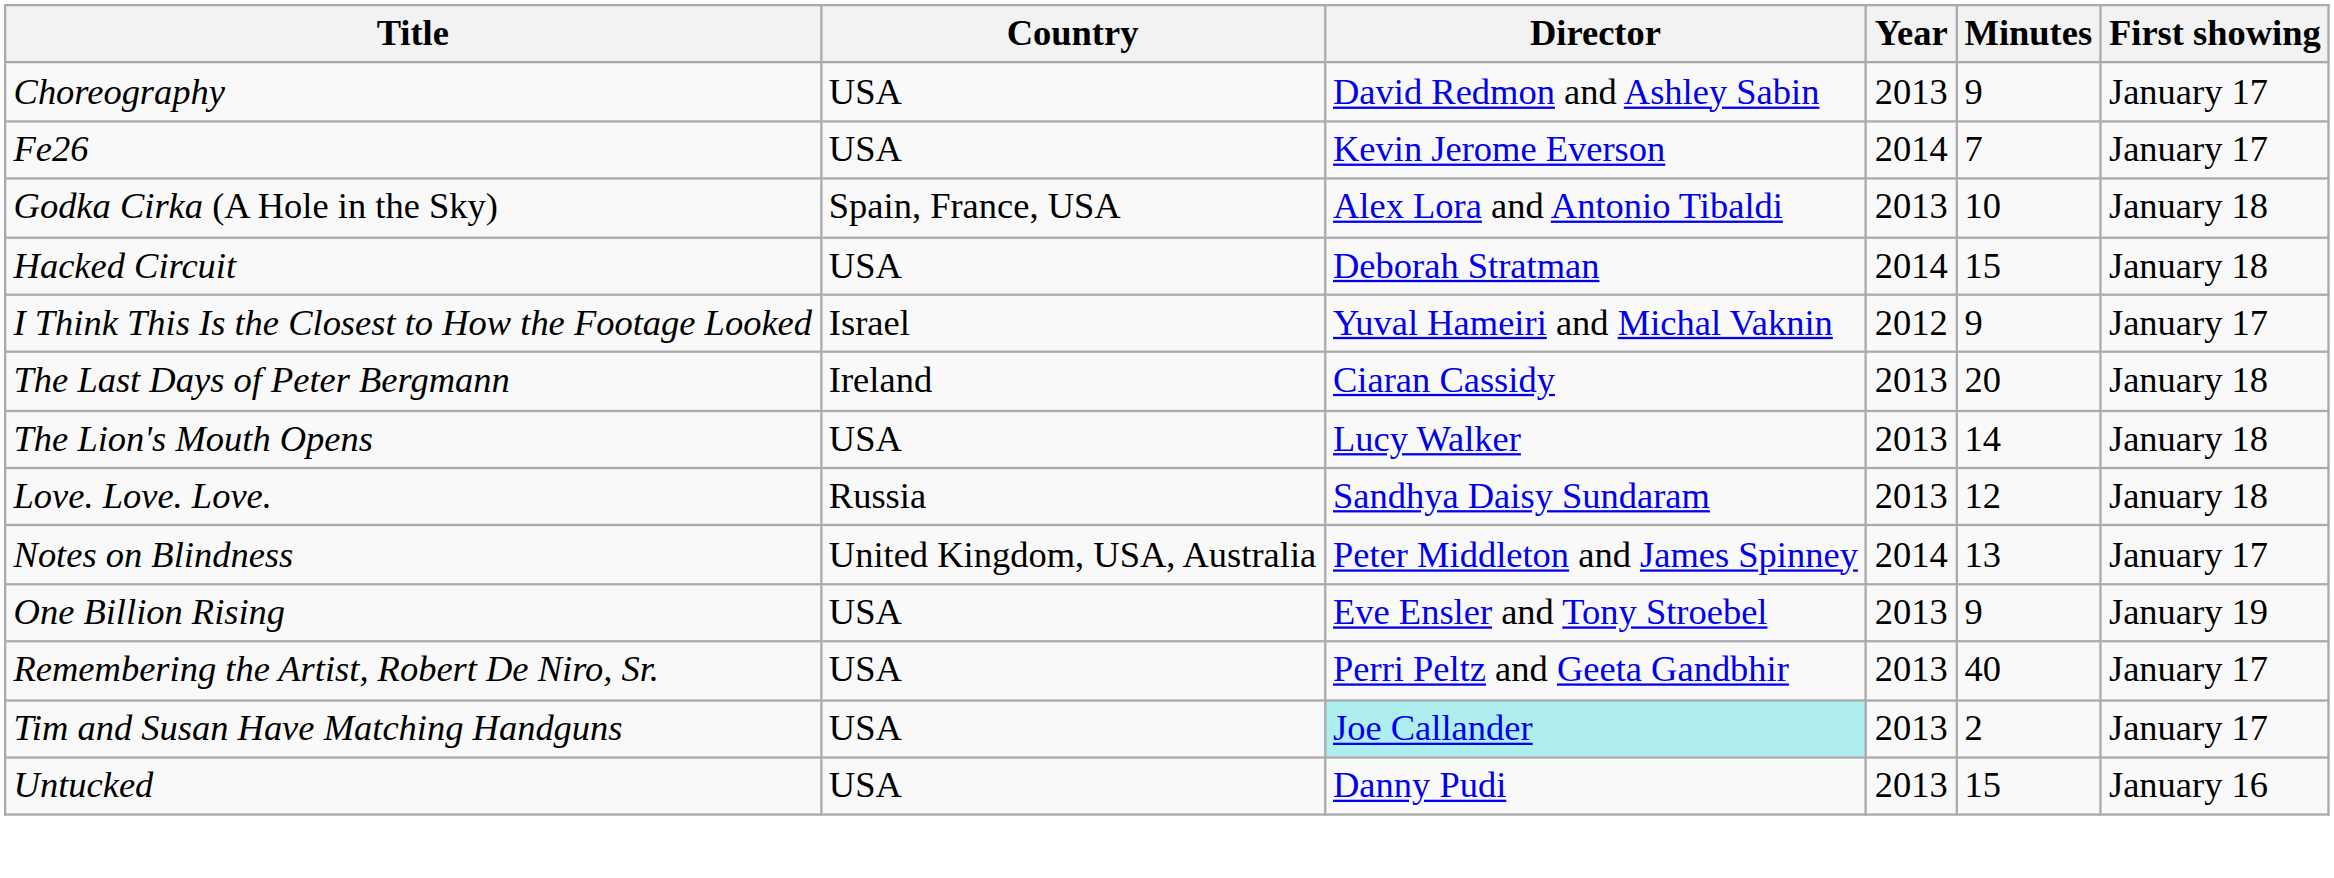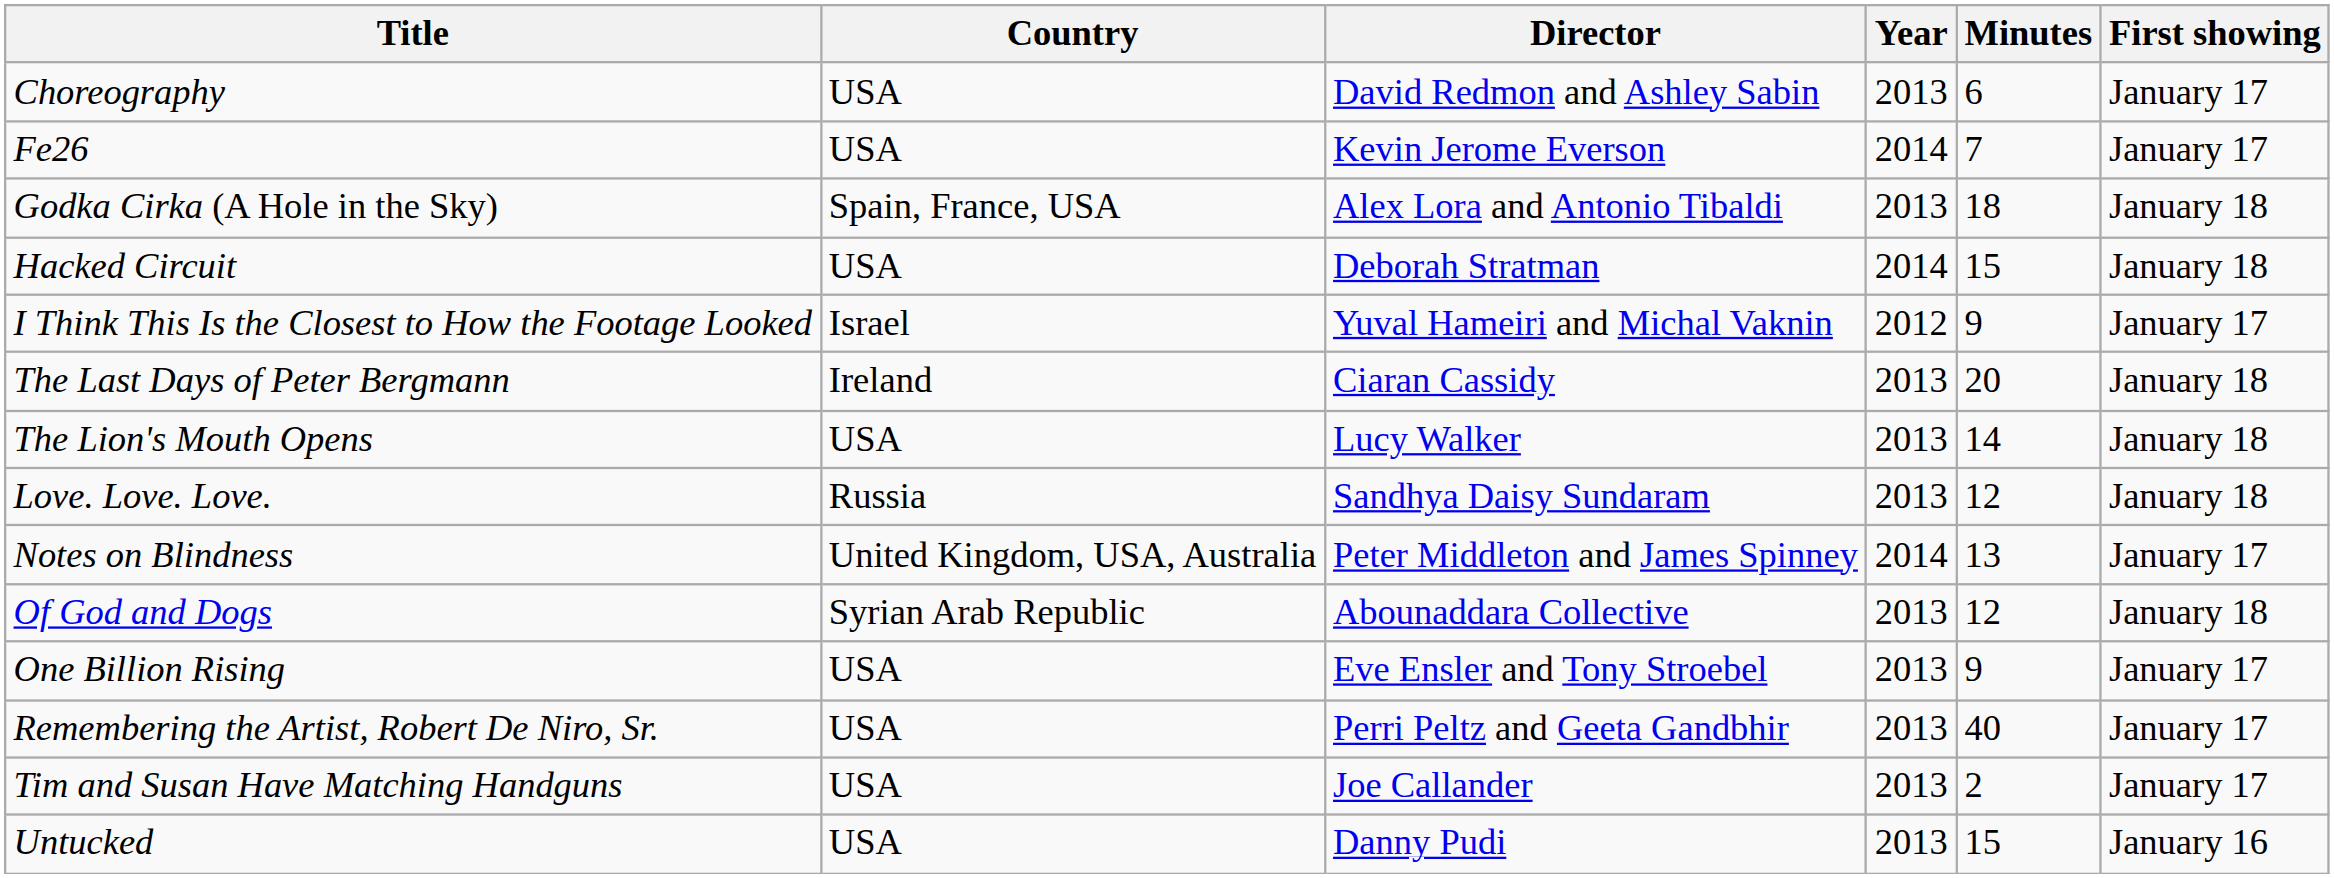(1974, 91) 9 -> (1974, 91) 6
(1983, 206) 10 -> (1983, 206) 18
+ row: (143, 611)
(2189, 611) January 19 -> (2189, 669) January 17
(1433, 727) paleturquoise background -> (1433, 785) no background
